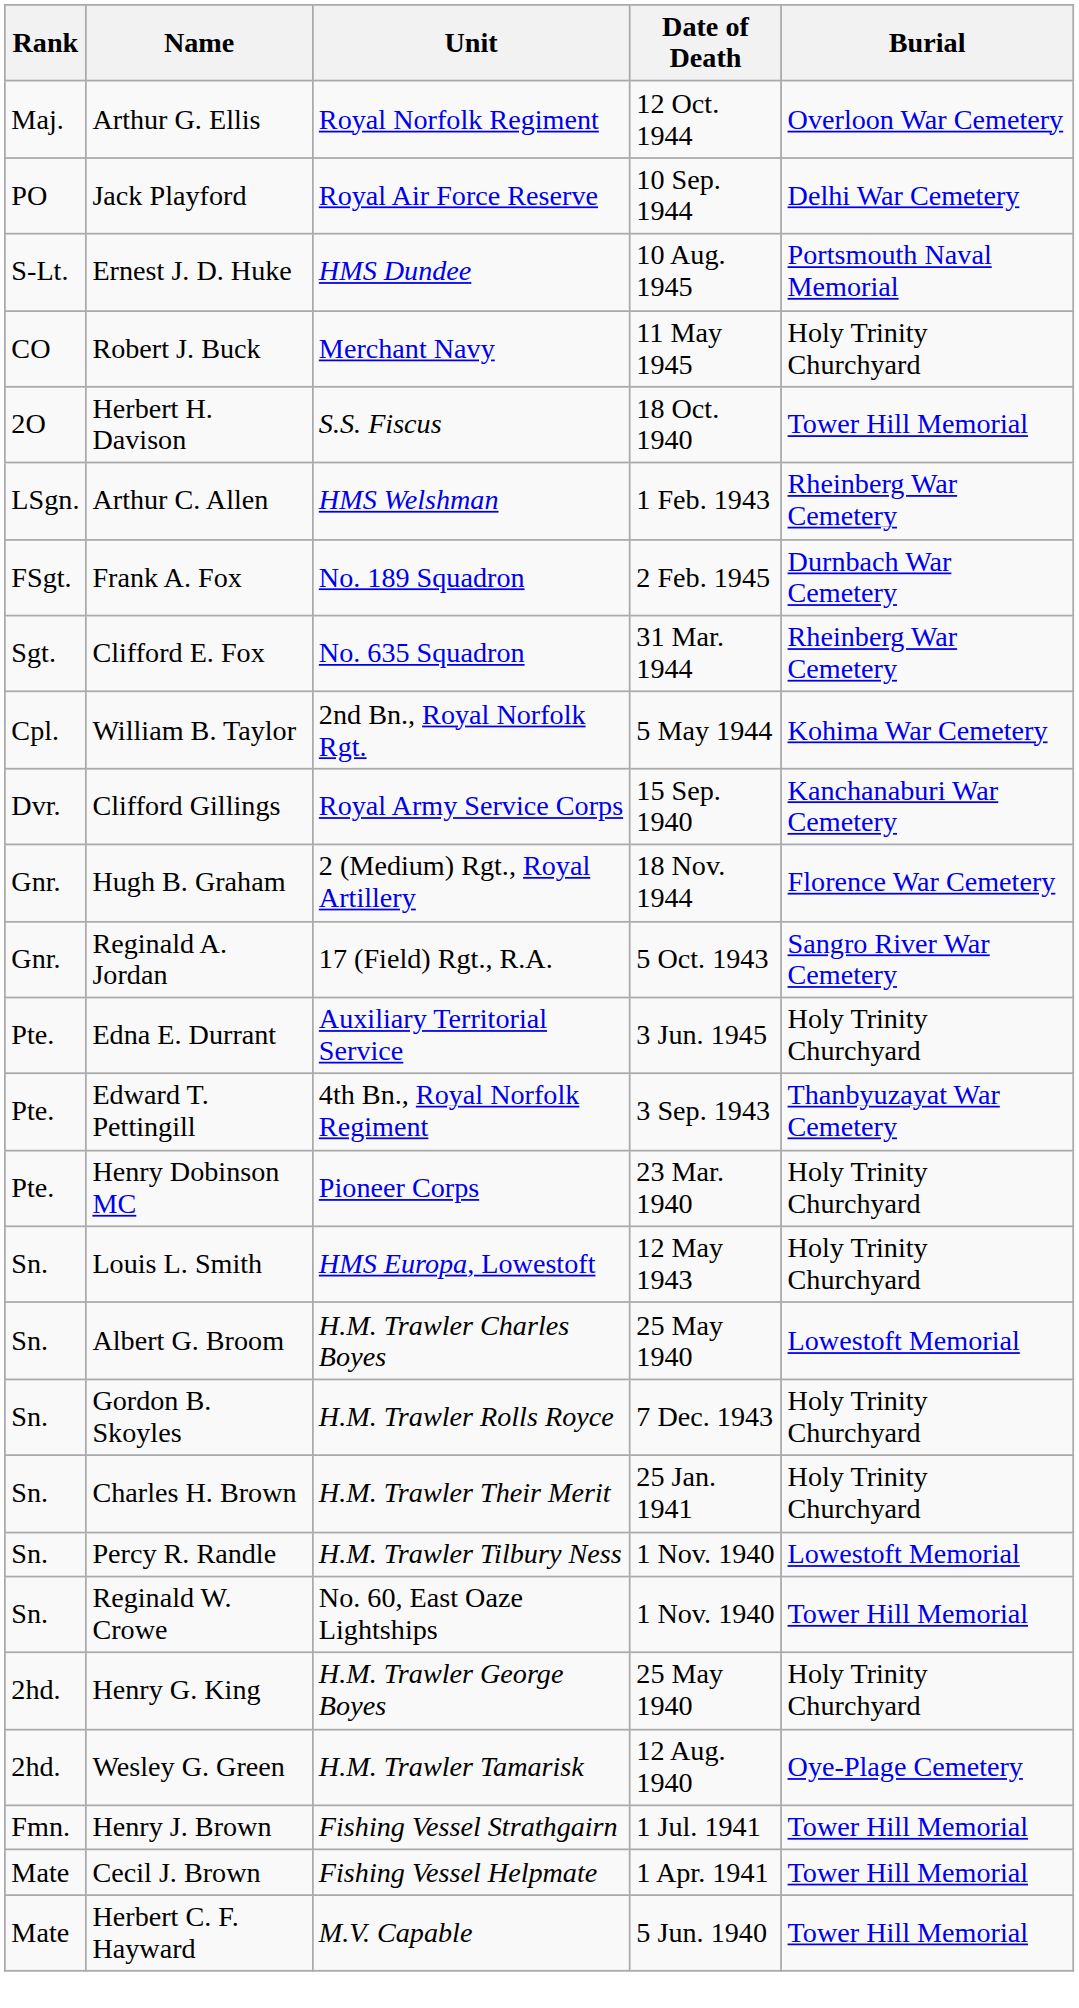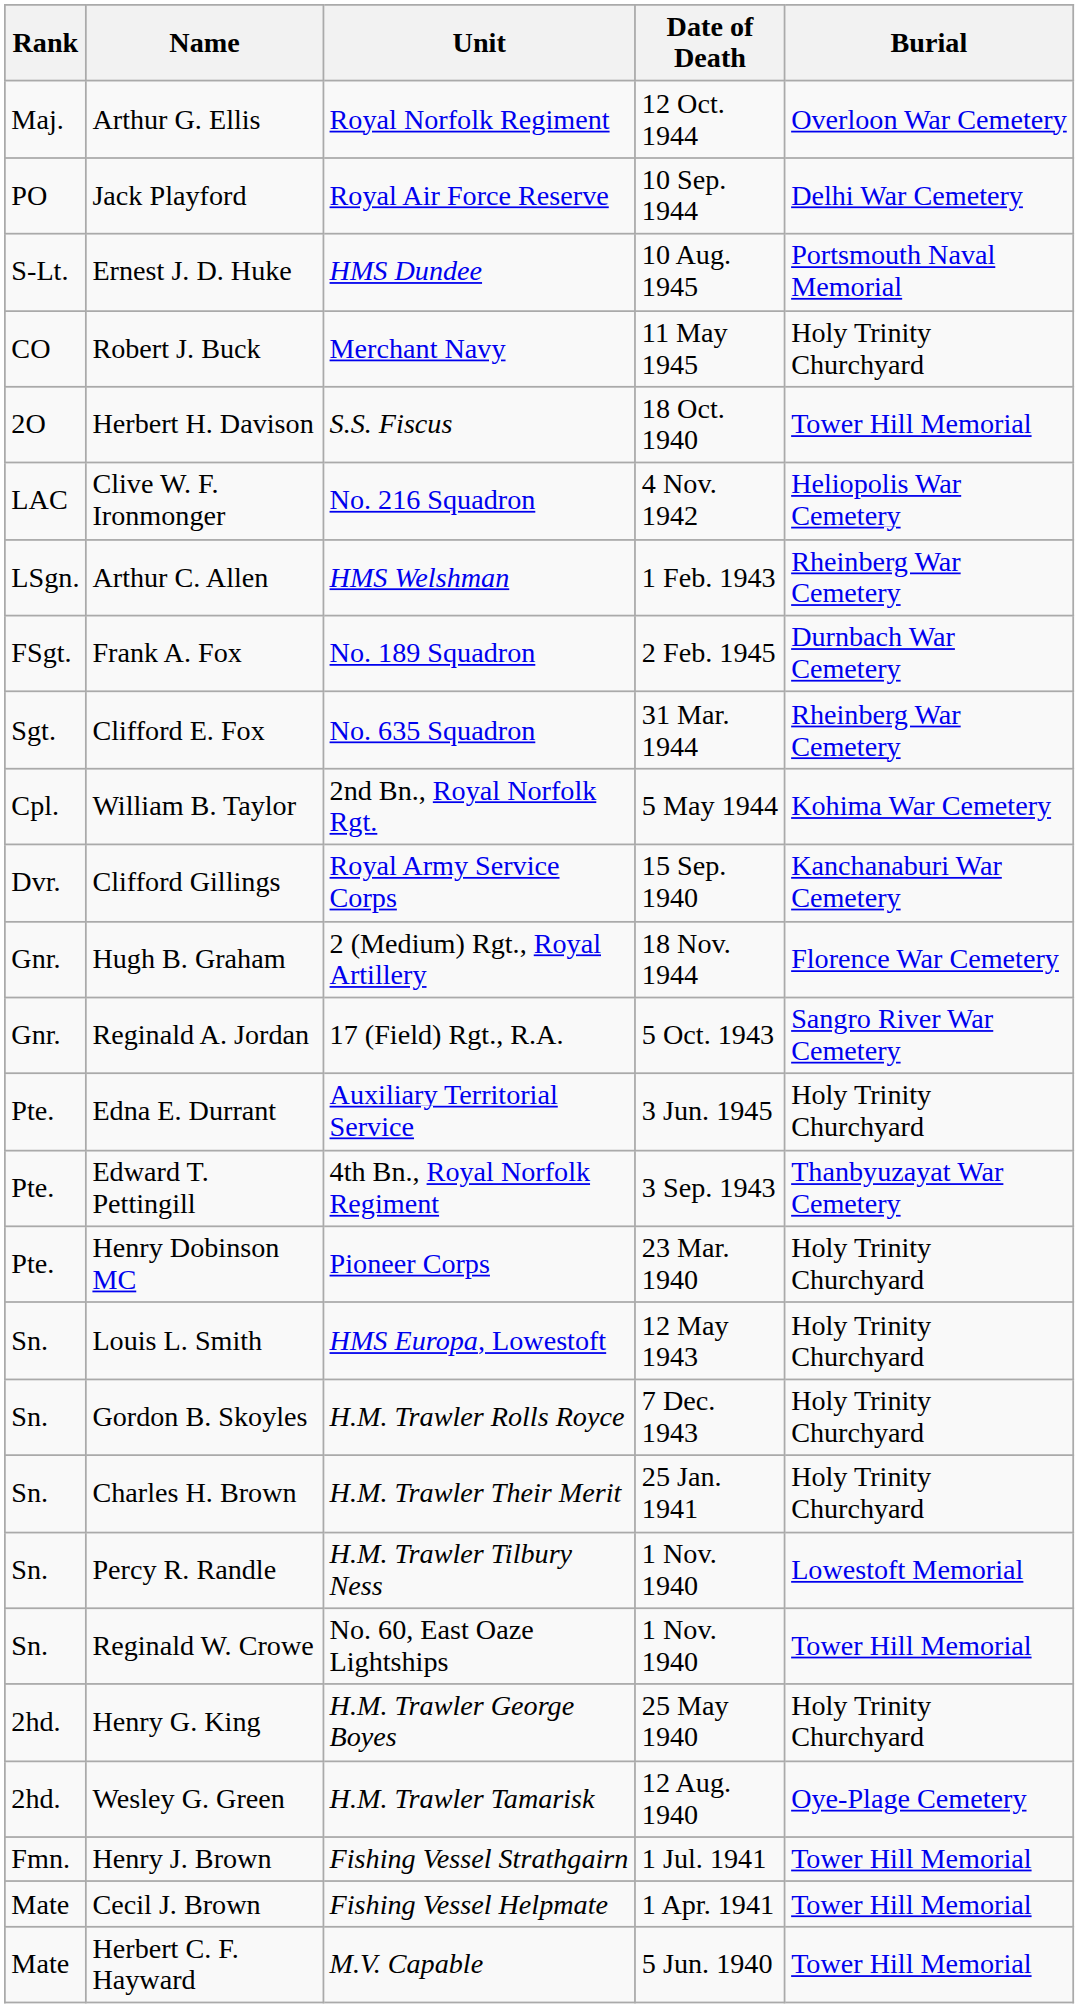+ row: (159, 500)
- row: (188, 1340)
